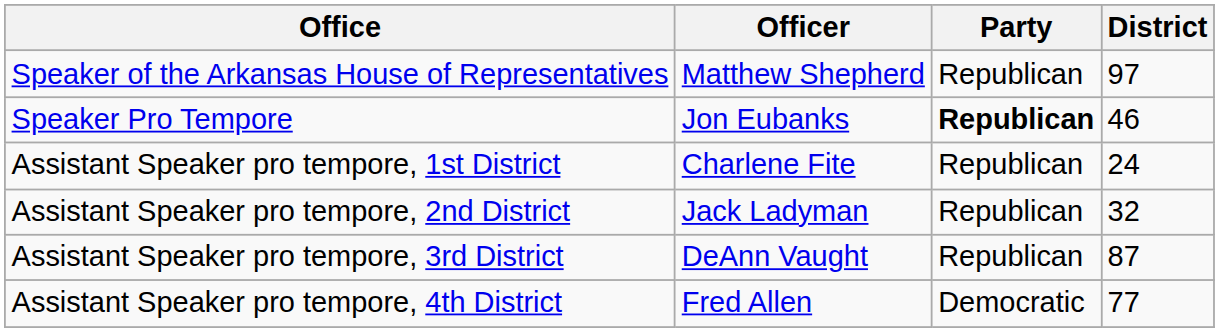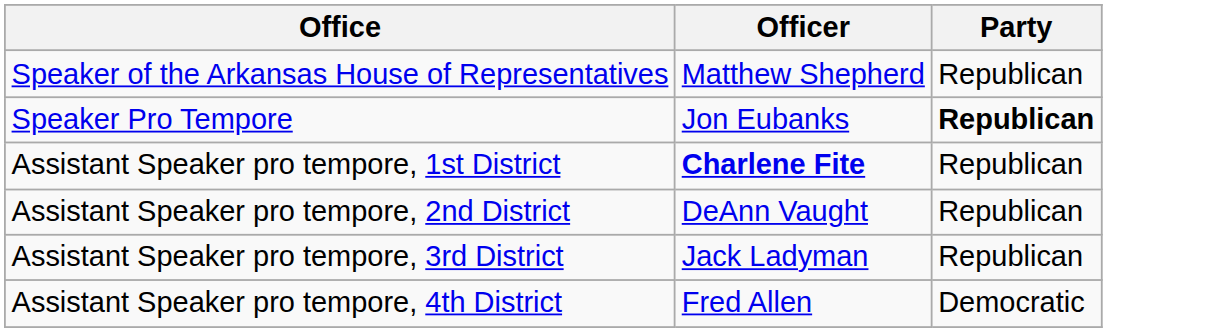- column: (1158, 27)
(769, 165) normal -> (773, 165) bold
(775, 211) Jack Ladyman -> (775, 211) DeAnn Vaught
(775, 257) DeAnn Vaught -> (775, 257) Jack Ladyman
